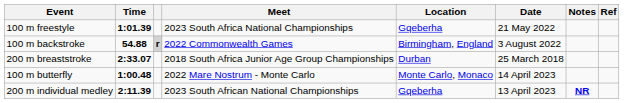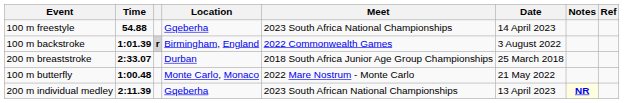columns swapped: (279, 12) <-> (446, 12)
(134, 28) 1:01.39 -> (134, 28) 54.88
(526, 28) 21 May 2022 -> (527, 28) 14 April 2023
(134, 43) 54.88 -> (134, 43) 1:01.39
(527, 75) 14 April 2023 -> (526, 75) 21 May 2022
(582, 91) no background -> (582, 91) lightyellow background
